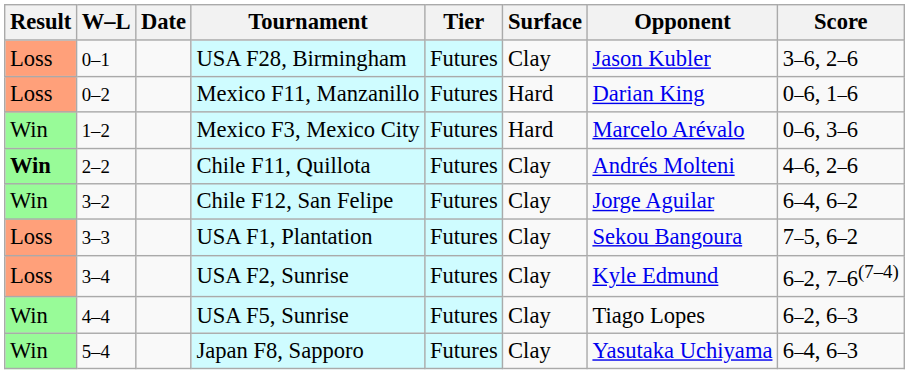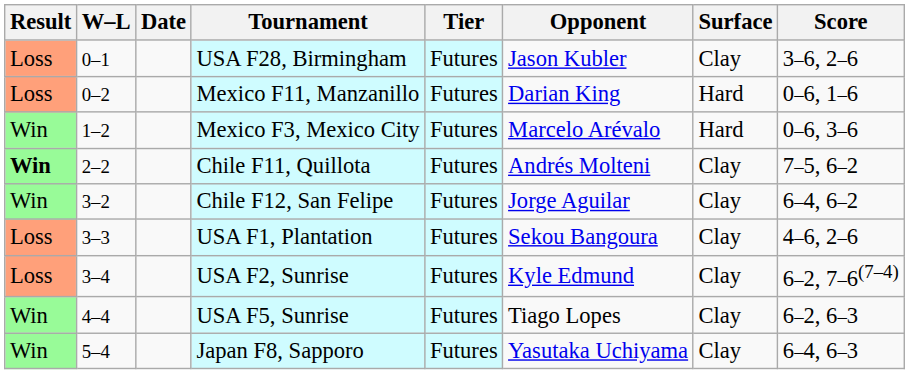columns swapped: (545, 22) <-> (682, 22)
(820, 165) 4–6, 2–6 -> (820, 165) 7–5, 6–2
(820, 237) 7–5, 6–2 -> (820, 237) 4–6, 2–6
